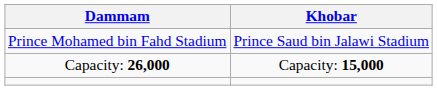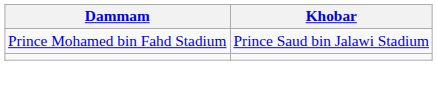- row: (117, 65)
